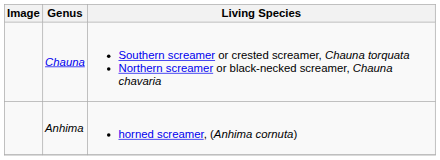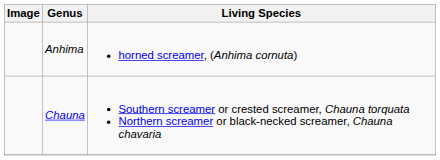rows swapped: (64, 128) <-> (65, 62)
